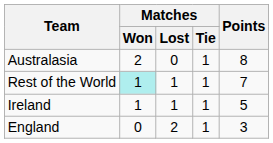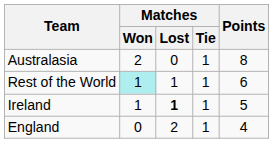(244, 82) 7 -> (244, 82) 6
(174, 104) normal -> (174, 104) bold
(244, 127) 3 -> (244, 127) 4
